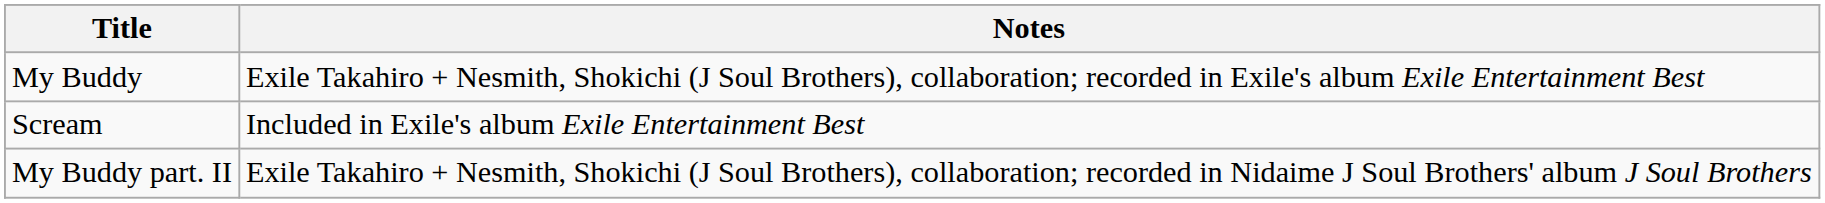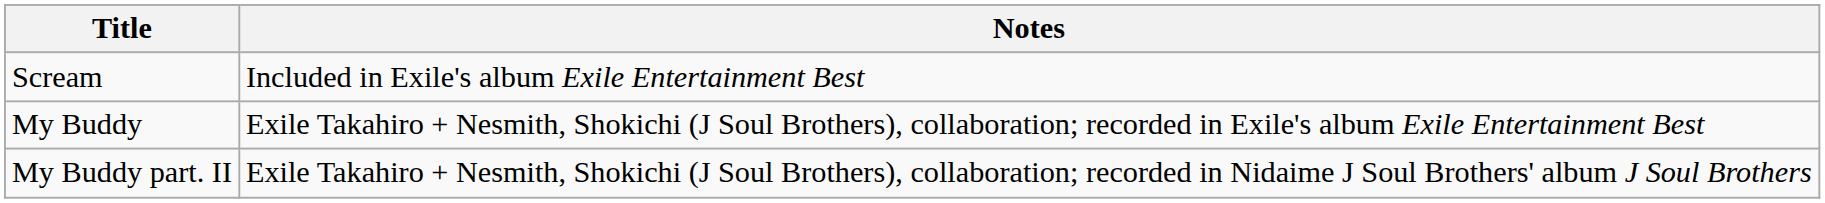rows swapped: (57, 124) <-> (77, 76)
